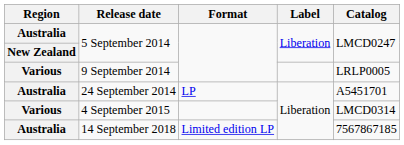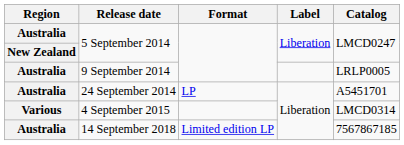(41, 71) Various -> (41, 71) Australia
